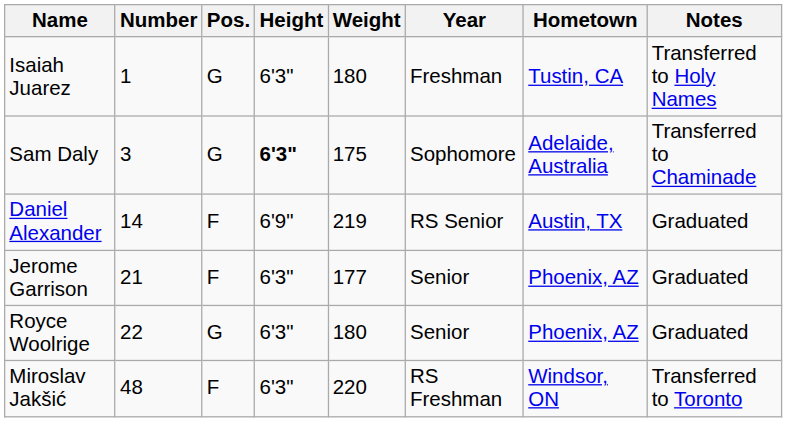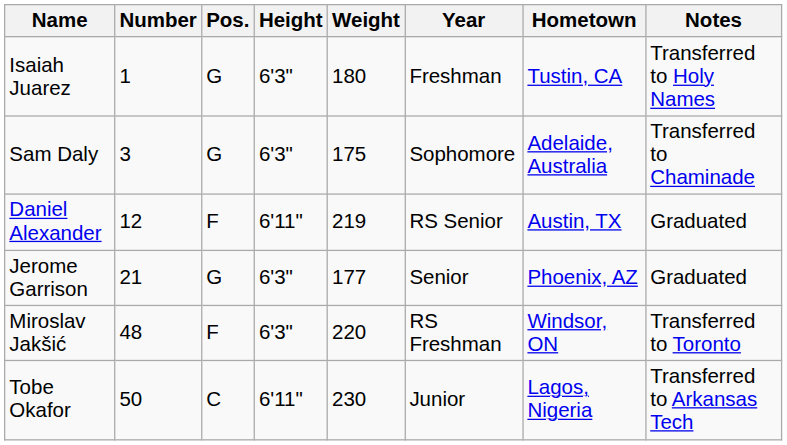(278, 154) bold -> (276, 154) normal
(131, 221) 14 -> (131, 221) 12
(276, 221) 6'9" -> (281, 221) 6'11"
(213, 277) F -> (214, 277) G
- row: (50, 332)
+ row: (40, 399)
